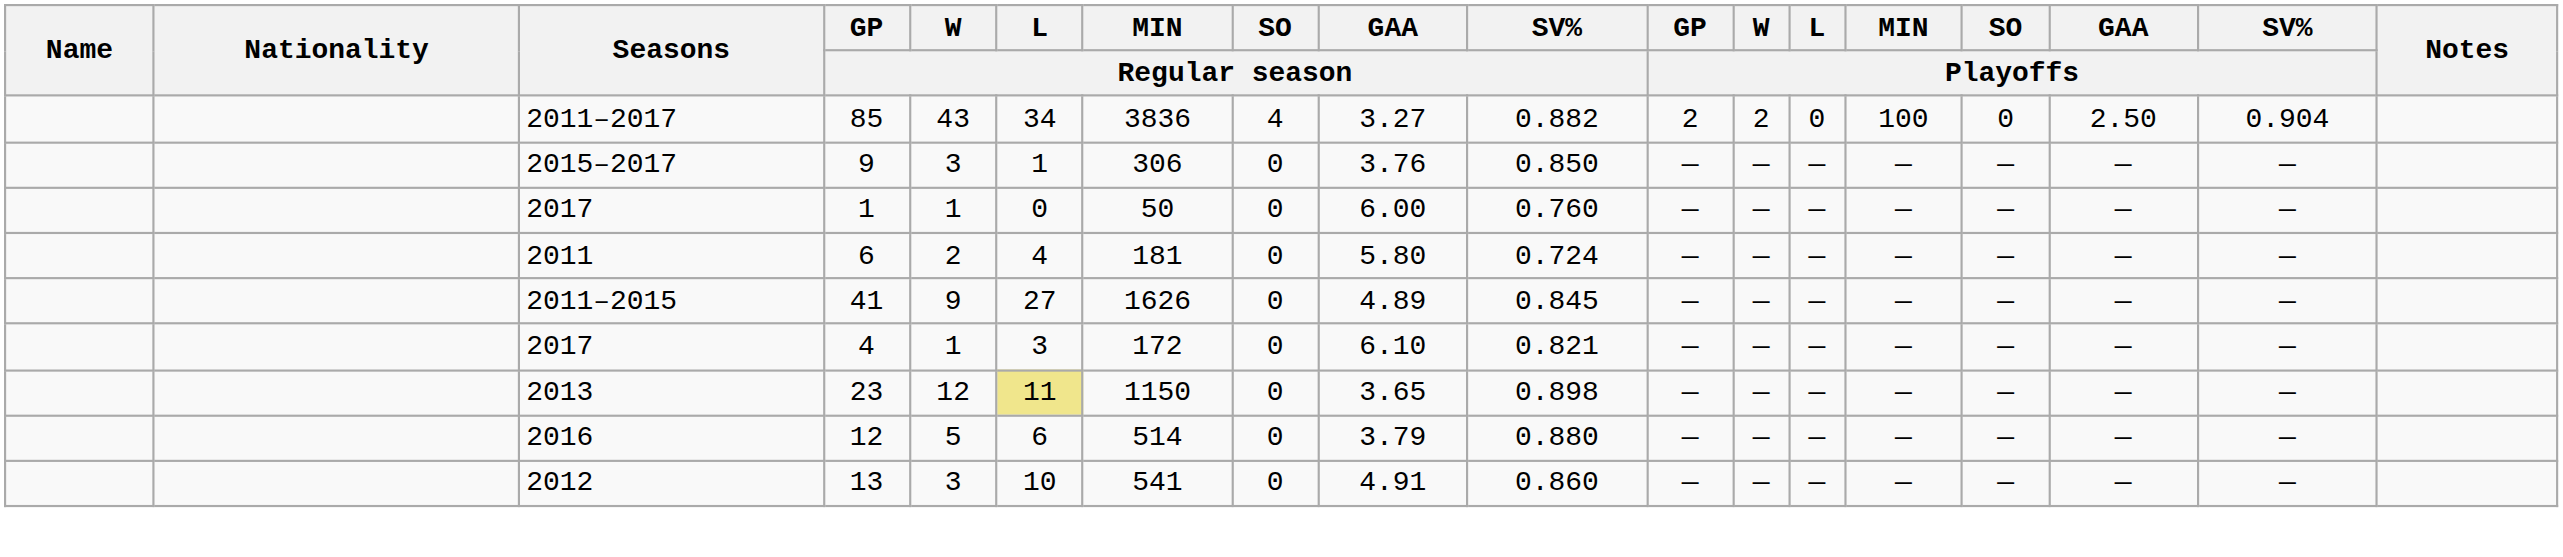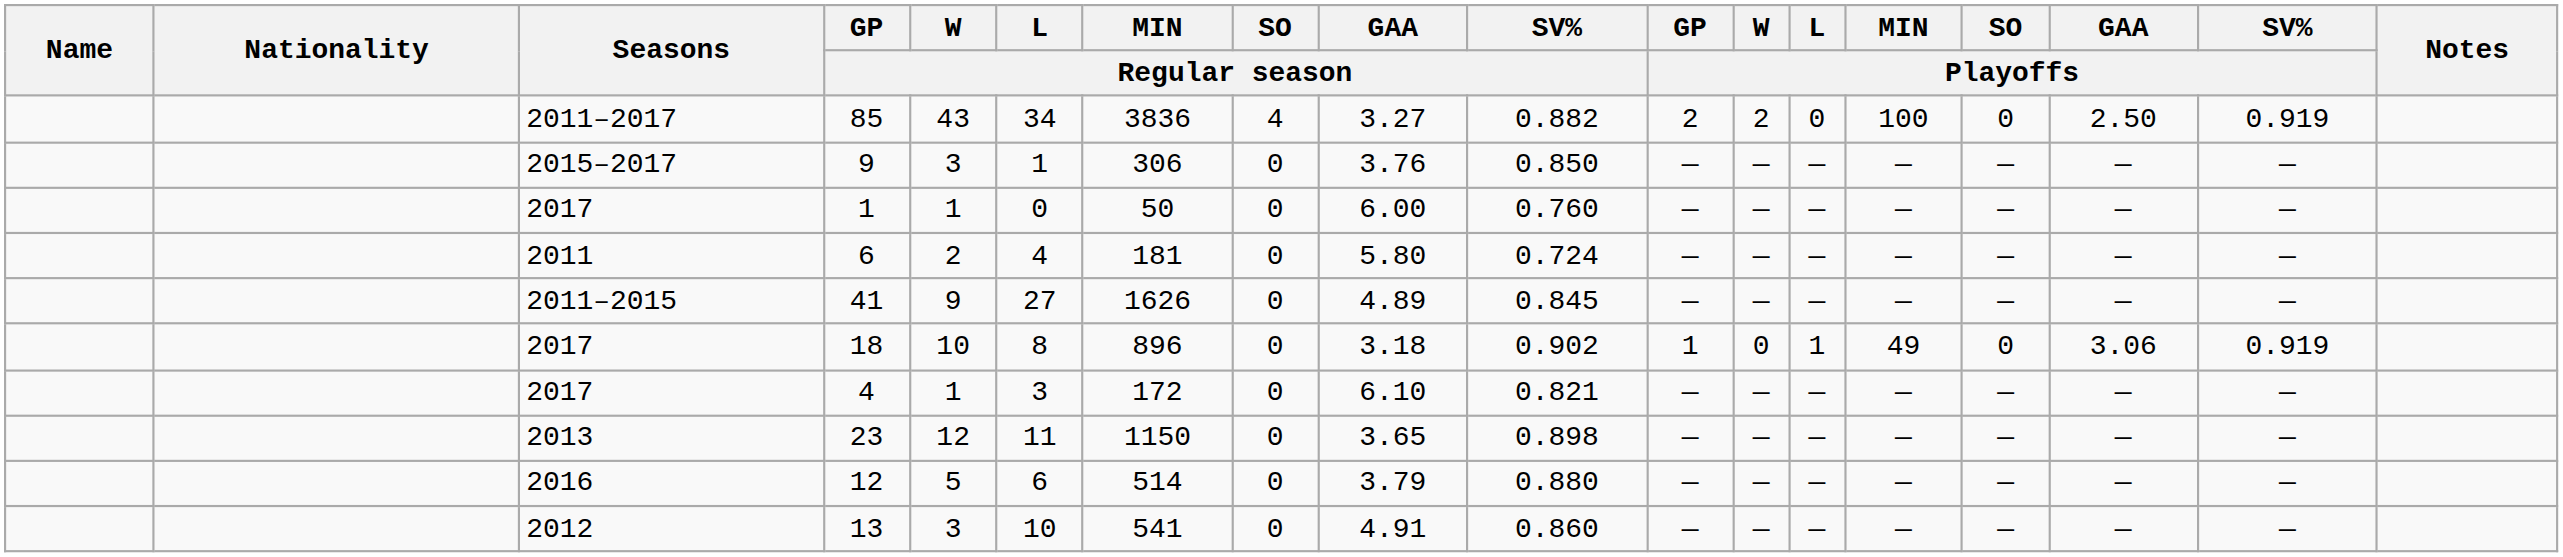(2287, 119) 0.904 -> (2287, 119) 0.919
+ row: (867, 347)
(1040, 392) khaki background -> (1040, 438) no background
